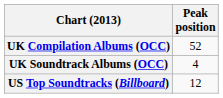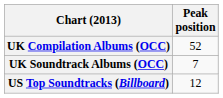(195, 64) 4 -> (195, 64) 7
